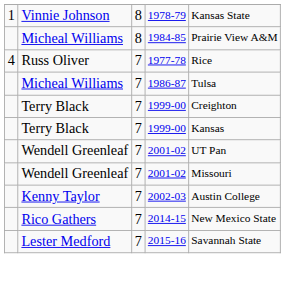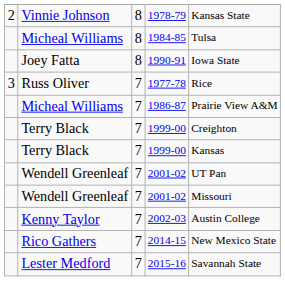(11, 15) 1 -> (11, 15) 2
(234, 38) Prairie View A&M -> (204, 38) Tulsa
+ row: (50, 60)
(11, 60) 4 -> (11, 83) 3
(204, 83) Tulsa -> (234, 106) Prairie View A&M
